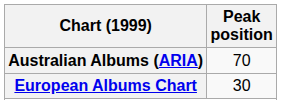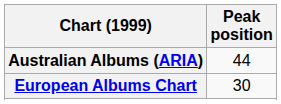(242, 60) 70 -> (242, 60) 44
